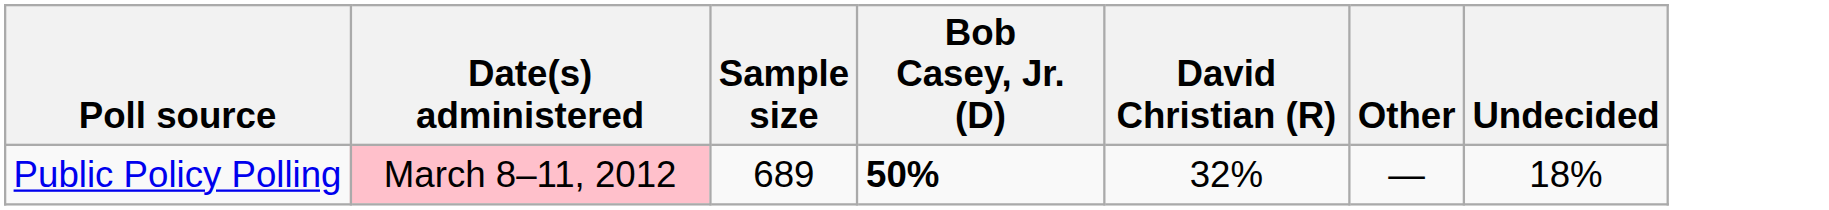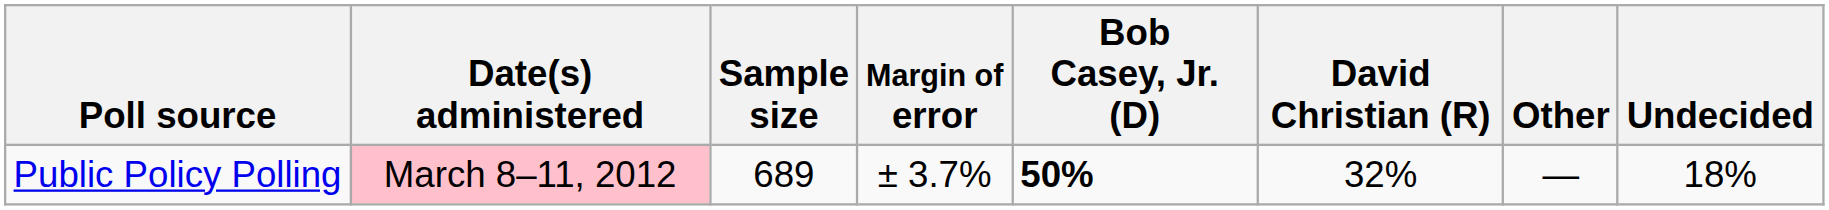+ column: (935, 97)
